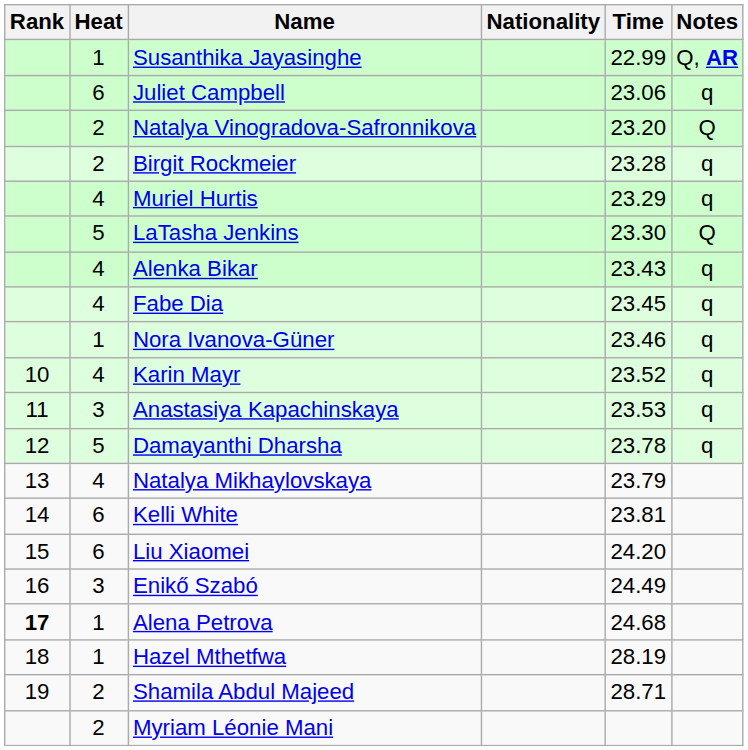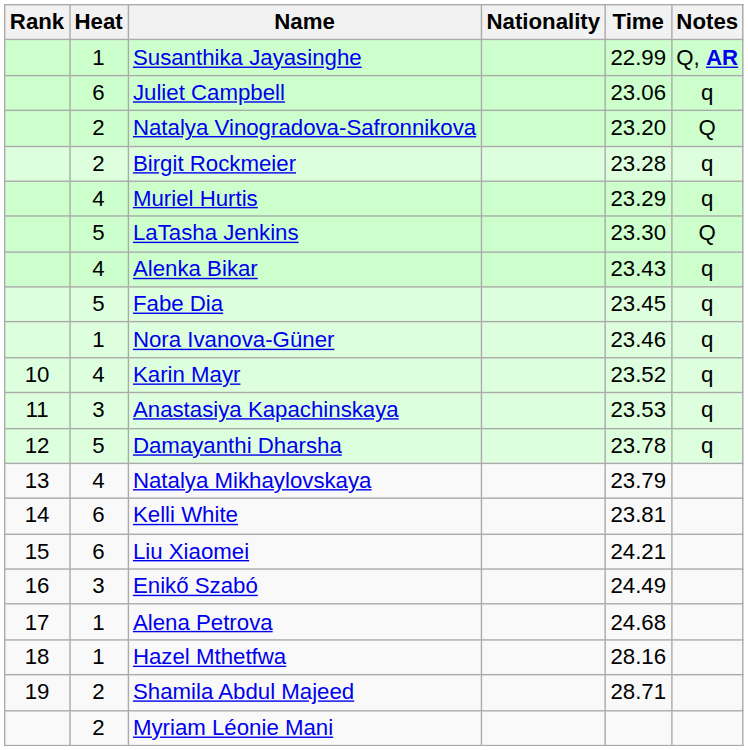(99, 304) 4 -> (99, 304) 5
(638, 551) 24.20 -> (638, 551) 24.21
(37, 621) bold -> (37, 621) normal
(638, 657) 28.19 -> (638, 657) 28.16
